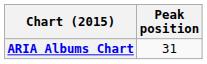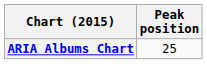(169, 49) 31 -> (169, 49) 25
